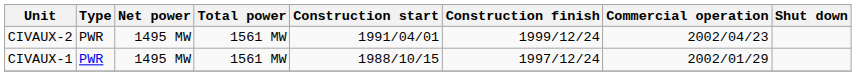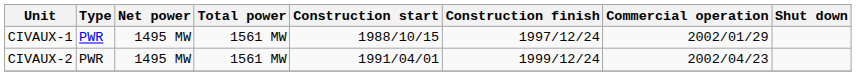rows swapped: (40, 60) <-> (40, 38)
